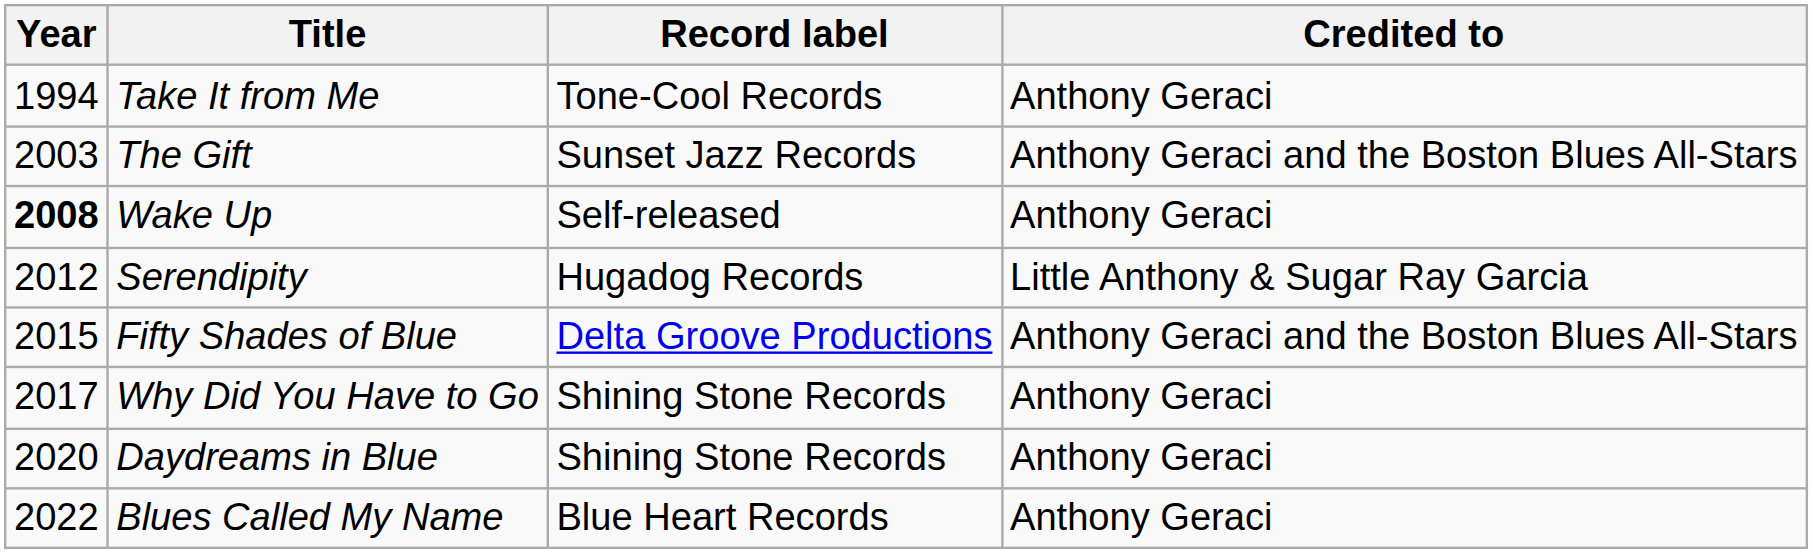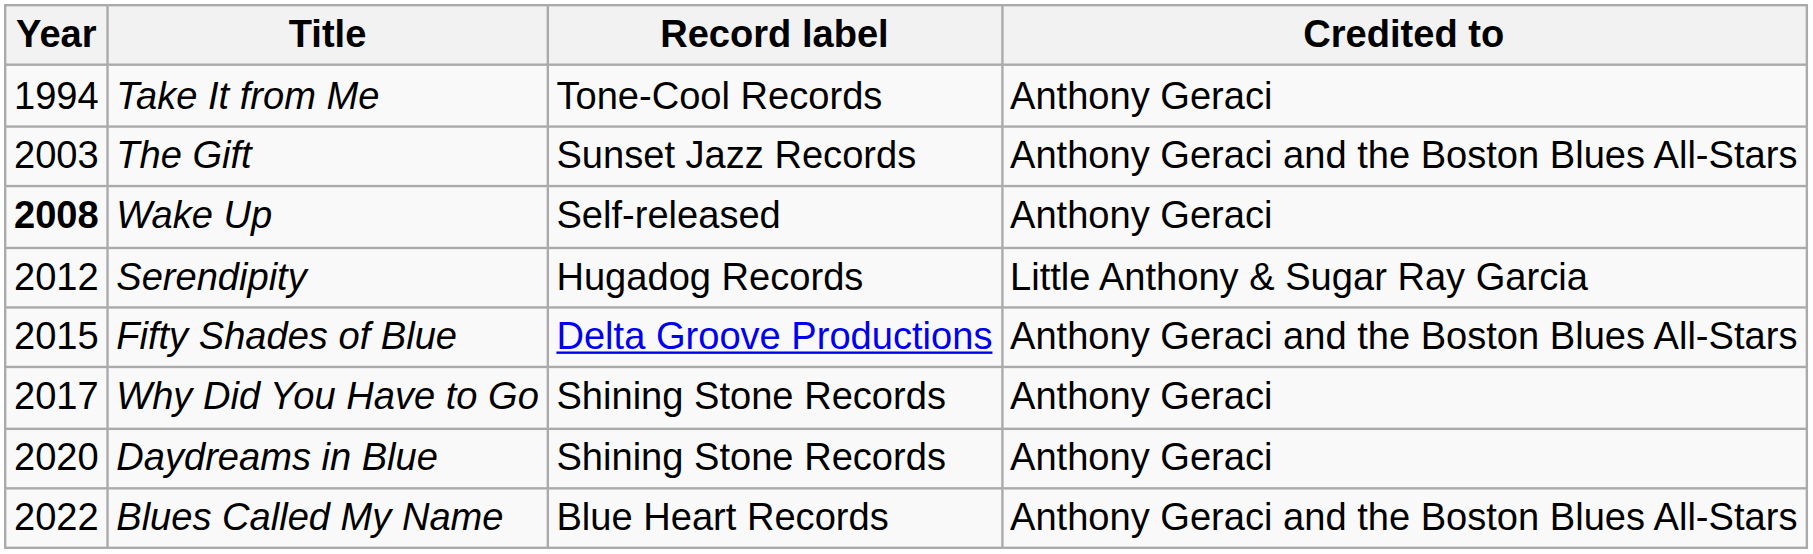(1141, 517) Anthony Geraci -> (1404, 517) Anthony Geraci and the Boston Blues All-Stars
